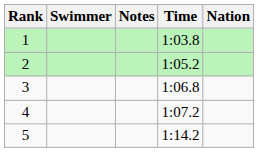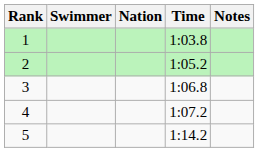columns swapped: (228, 16) <-> (137, 16)
